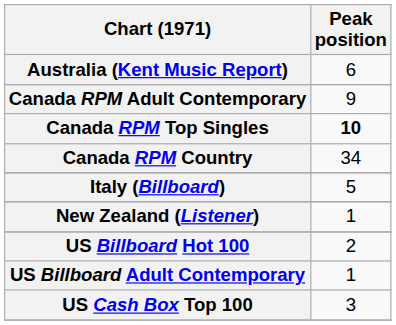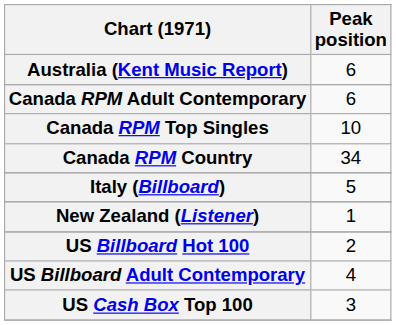(351, 98) 9 -> (351, 98) 6
(351, 128) bold -> (351, 128) normal
(351, 275) 1 -> (351, 275) 4
